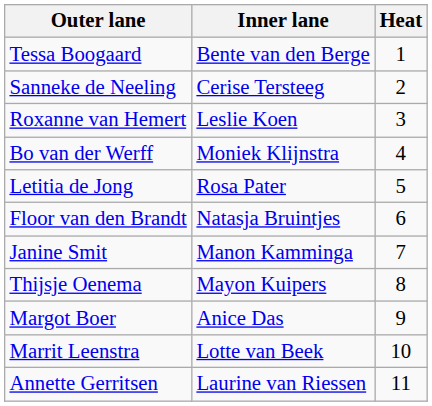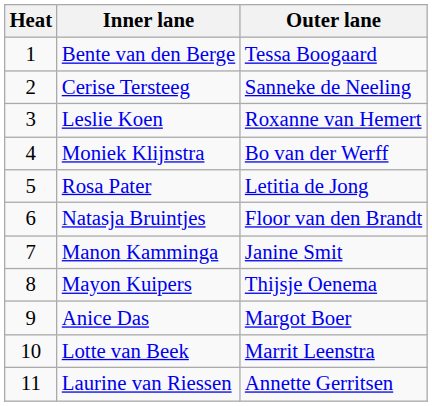columns swapped: (401, 20) <-> (98, 20)
